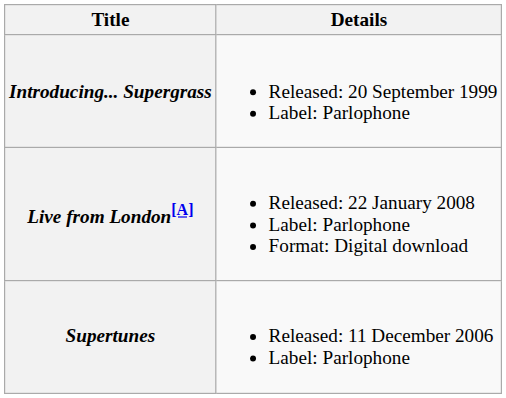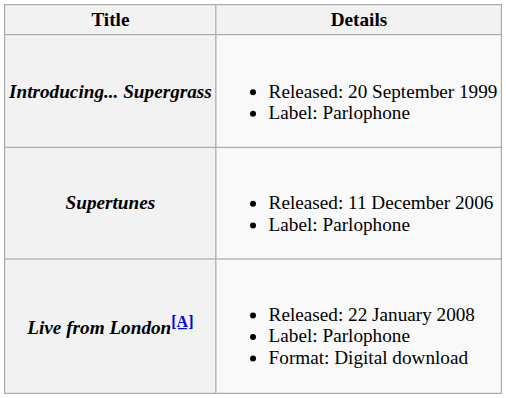rows swapped: (110, 336) <-> (110, 213)
